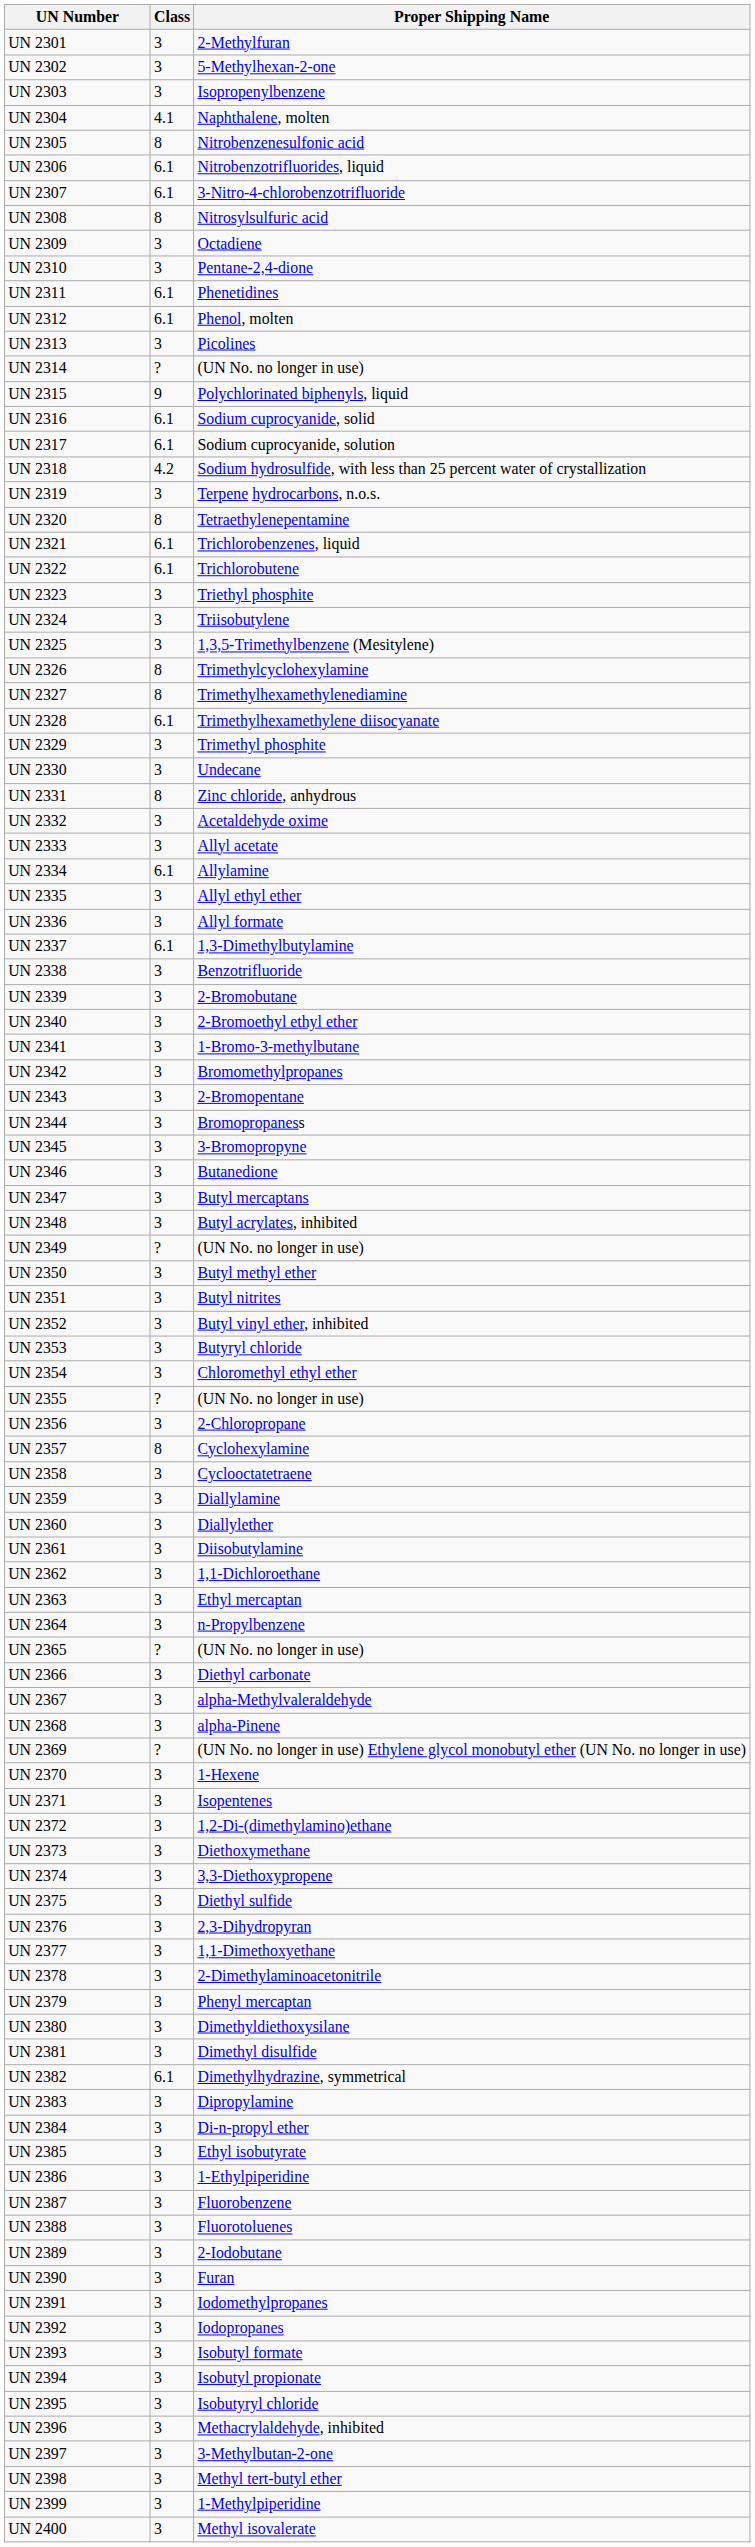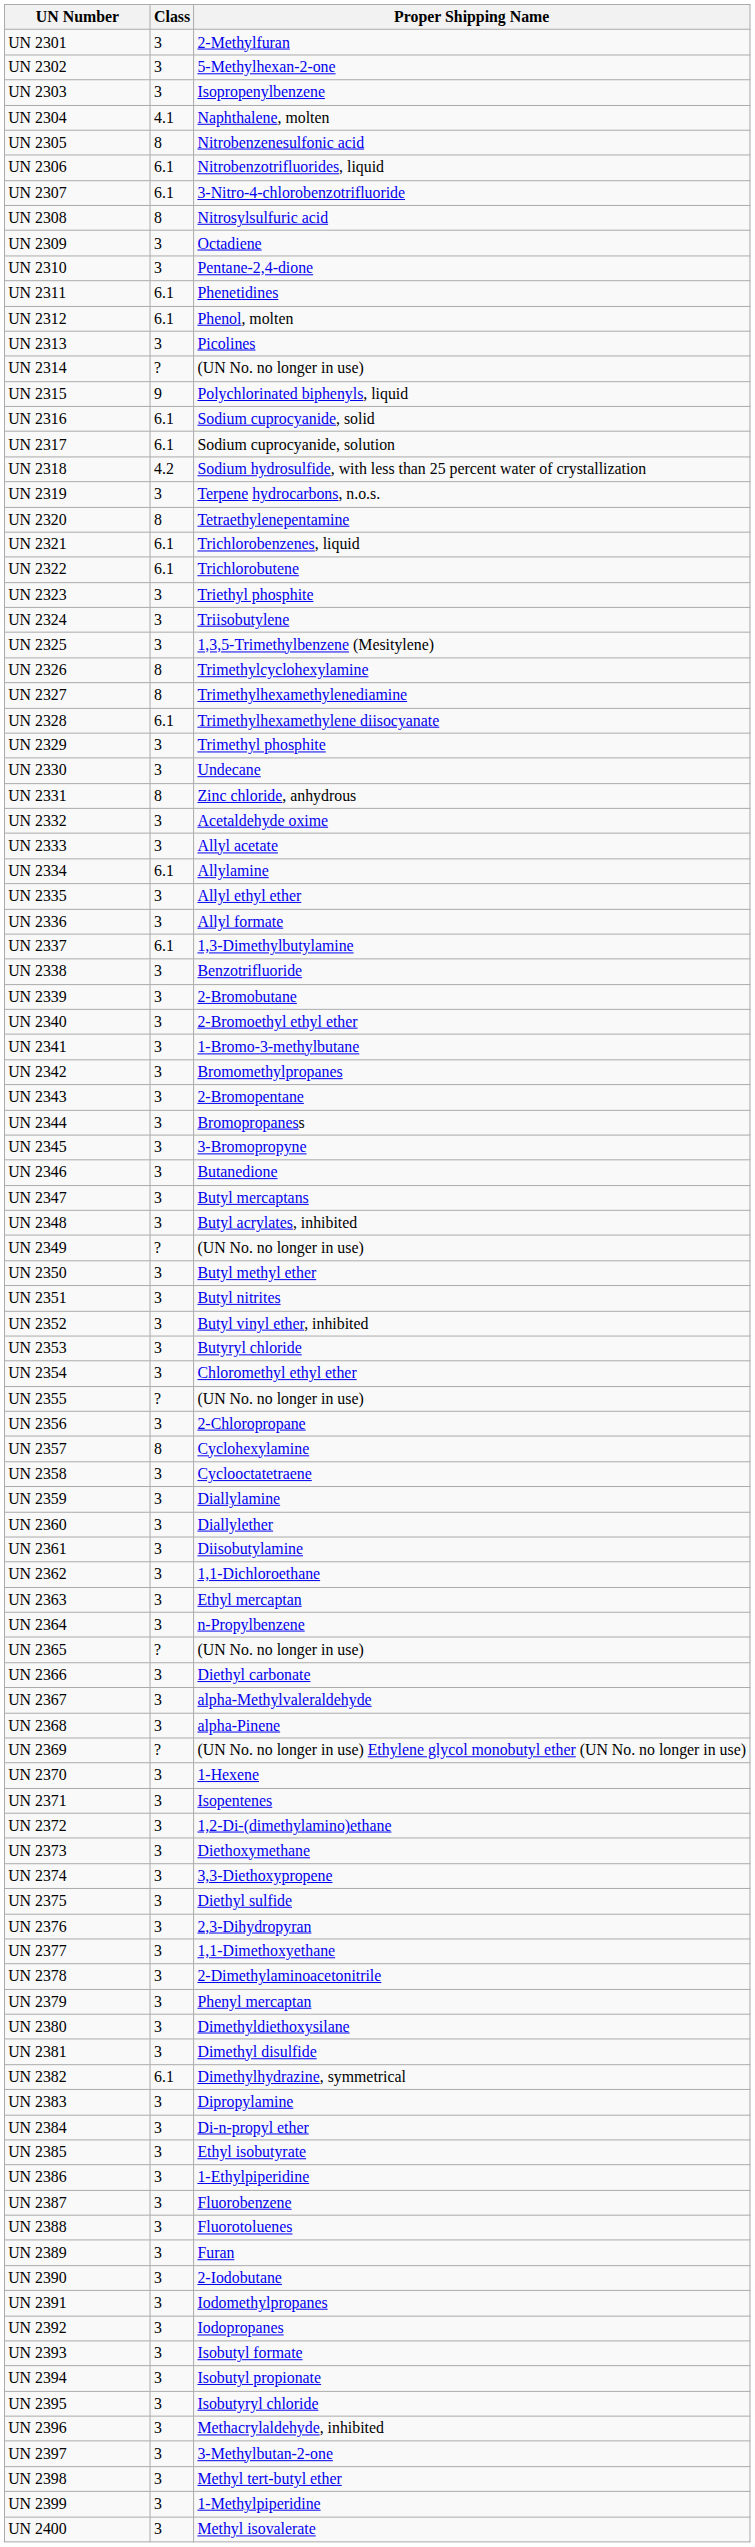(240, 2252) 2-Iodobutane -> (216, 2252) Furan
(216, 2277) Furan -> (240, 2277) 2-Iodobutane
